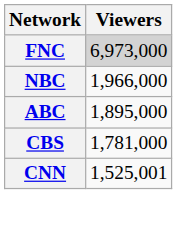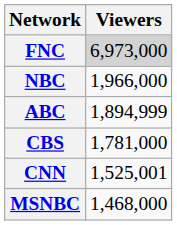(129, 111) 1,895,000 -> (129, 111) 1,894,999
+ row: (45, 204)
